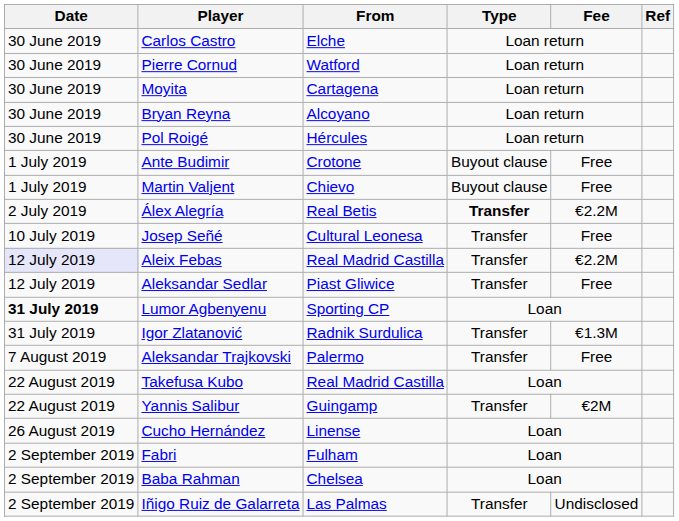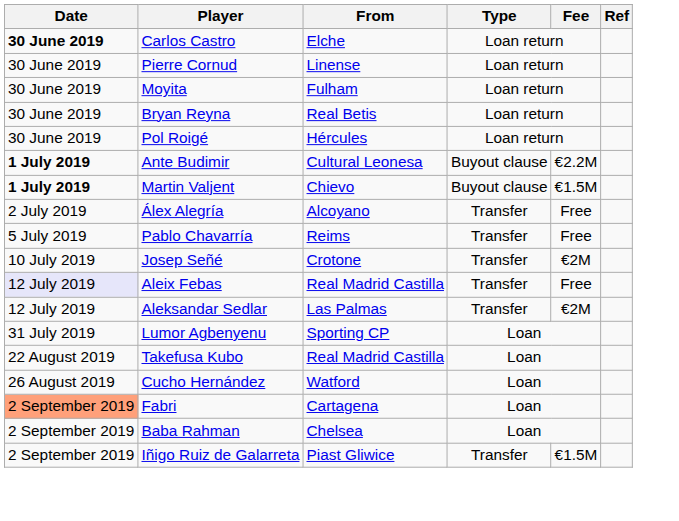(55, 41) normal -> (56, 41) bold
(333, 65) Watford -> (333, 65) Linense
(342, 89) Cartagena -> (332, 89) Fulham
(338, 114) Alcoyano -> (342, 114) Real Betis
(47, 162) normal -> (49, 162) bold
(334, 162) Crotone -> (365, 162) Cultural Leonesa
(596, 162) Free -> (576, 162) €2.2M
(47, 187) normal -> (49, 187) bold
(596, 187) Free -> (576, 187) €1.5M
(342, 211) Real Betis -> (338, 211) Alcoyano
(499, 211) bold -> (499, 211) normal
(596, 211) €2.2M -> (576, 211) Free
+ row: (197, 235)
(365, 235) Cultural Leonesa -> (334, 260) Crotone
(596, 235) Free -> (576, 260) €2M
(596, 260) €2.2M -> (576, 284) Free
(350, 284) Piast Gliwice -> (347, 308) Las Palmas
(596, 284) Free -> (576, 308) €2M
(53, 308) bold -> (52, 333) normal
- row: (192, 333)
- row: (216, 357)
- row: (190, 406)
(333, 430) Linense -> (333, 382) Watford
(71, 455) no background -> (71, 406) lightsalmon background
(332, 455) Fulham -> (342, 406) Cartagena
(347, 503) Las Palmas -> (350, 455) Piast Gliwice
(596, 503) Undisclosed -> (576, 455) €1.5M
